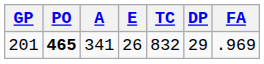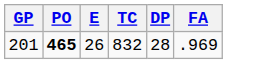- column: (99, 18)
(198, 45) 29 -> (160, 45) 28
